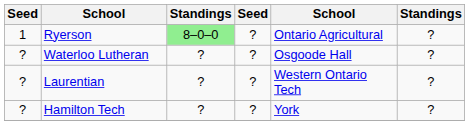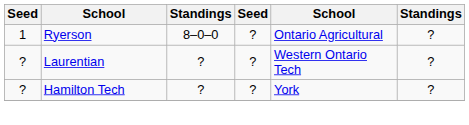(201, 34) lightgreen background -> (201, 34) no background
- row: (96, 55)
